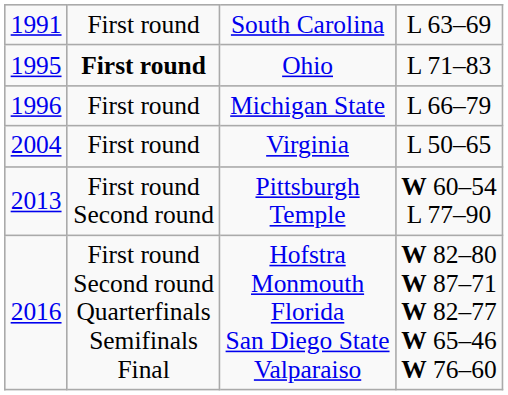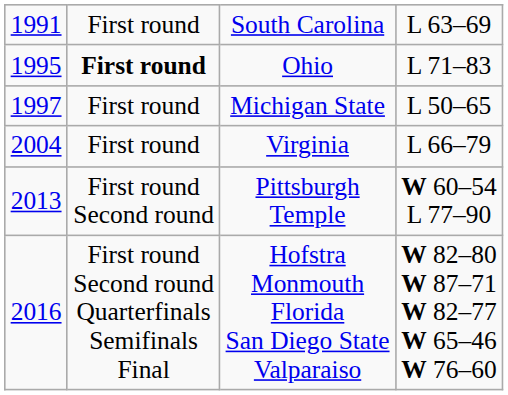(36, 105) 1996 -> (36, 105) 1997
(449, 105) L 66–79 -> (449, 105) L 50–65
(449, 145) L 50–65 -> (449, 145) L 66–79
